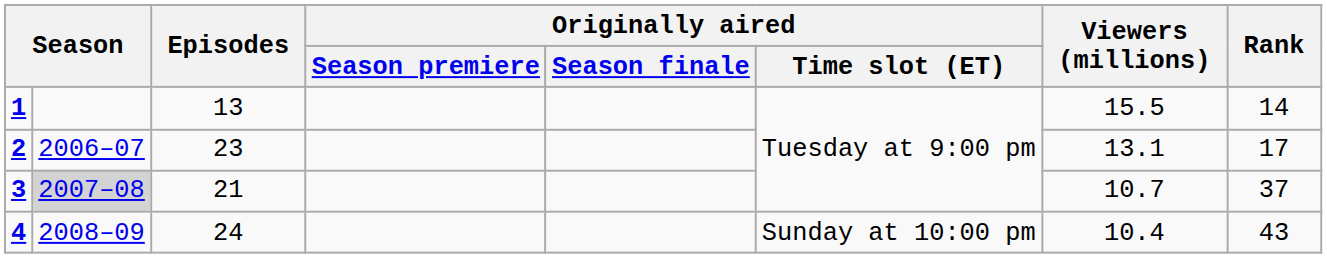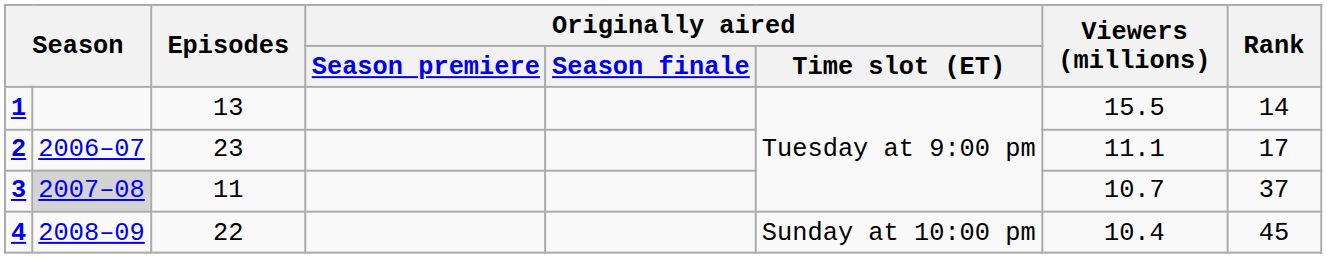(1134, 150) 13.1 -> (1134, 150) 11.1
(228, 191) 21 -> (228, 191) 11
(228, 232) 24 -> (228, 232) 22
(1274, 232) 43 -> (1274, 232) 45
